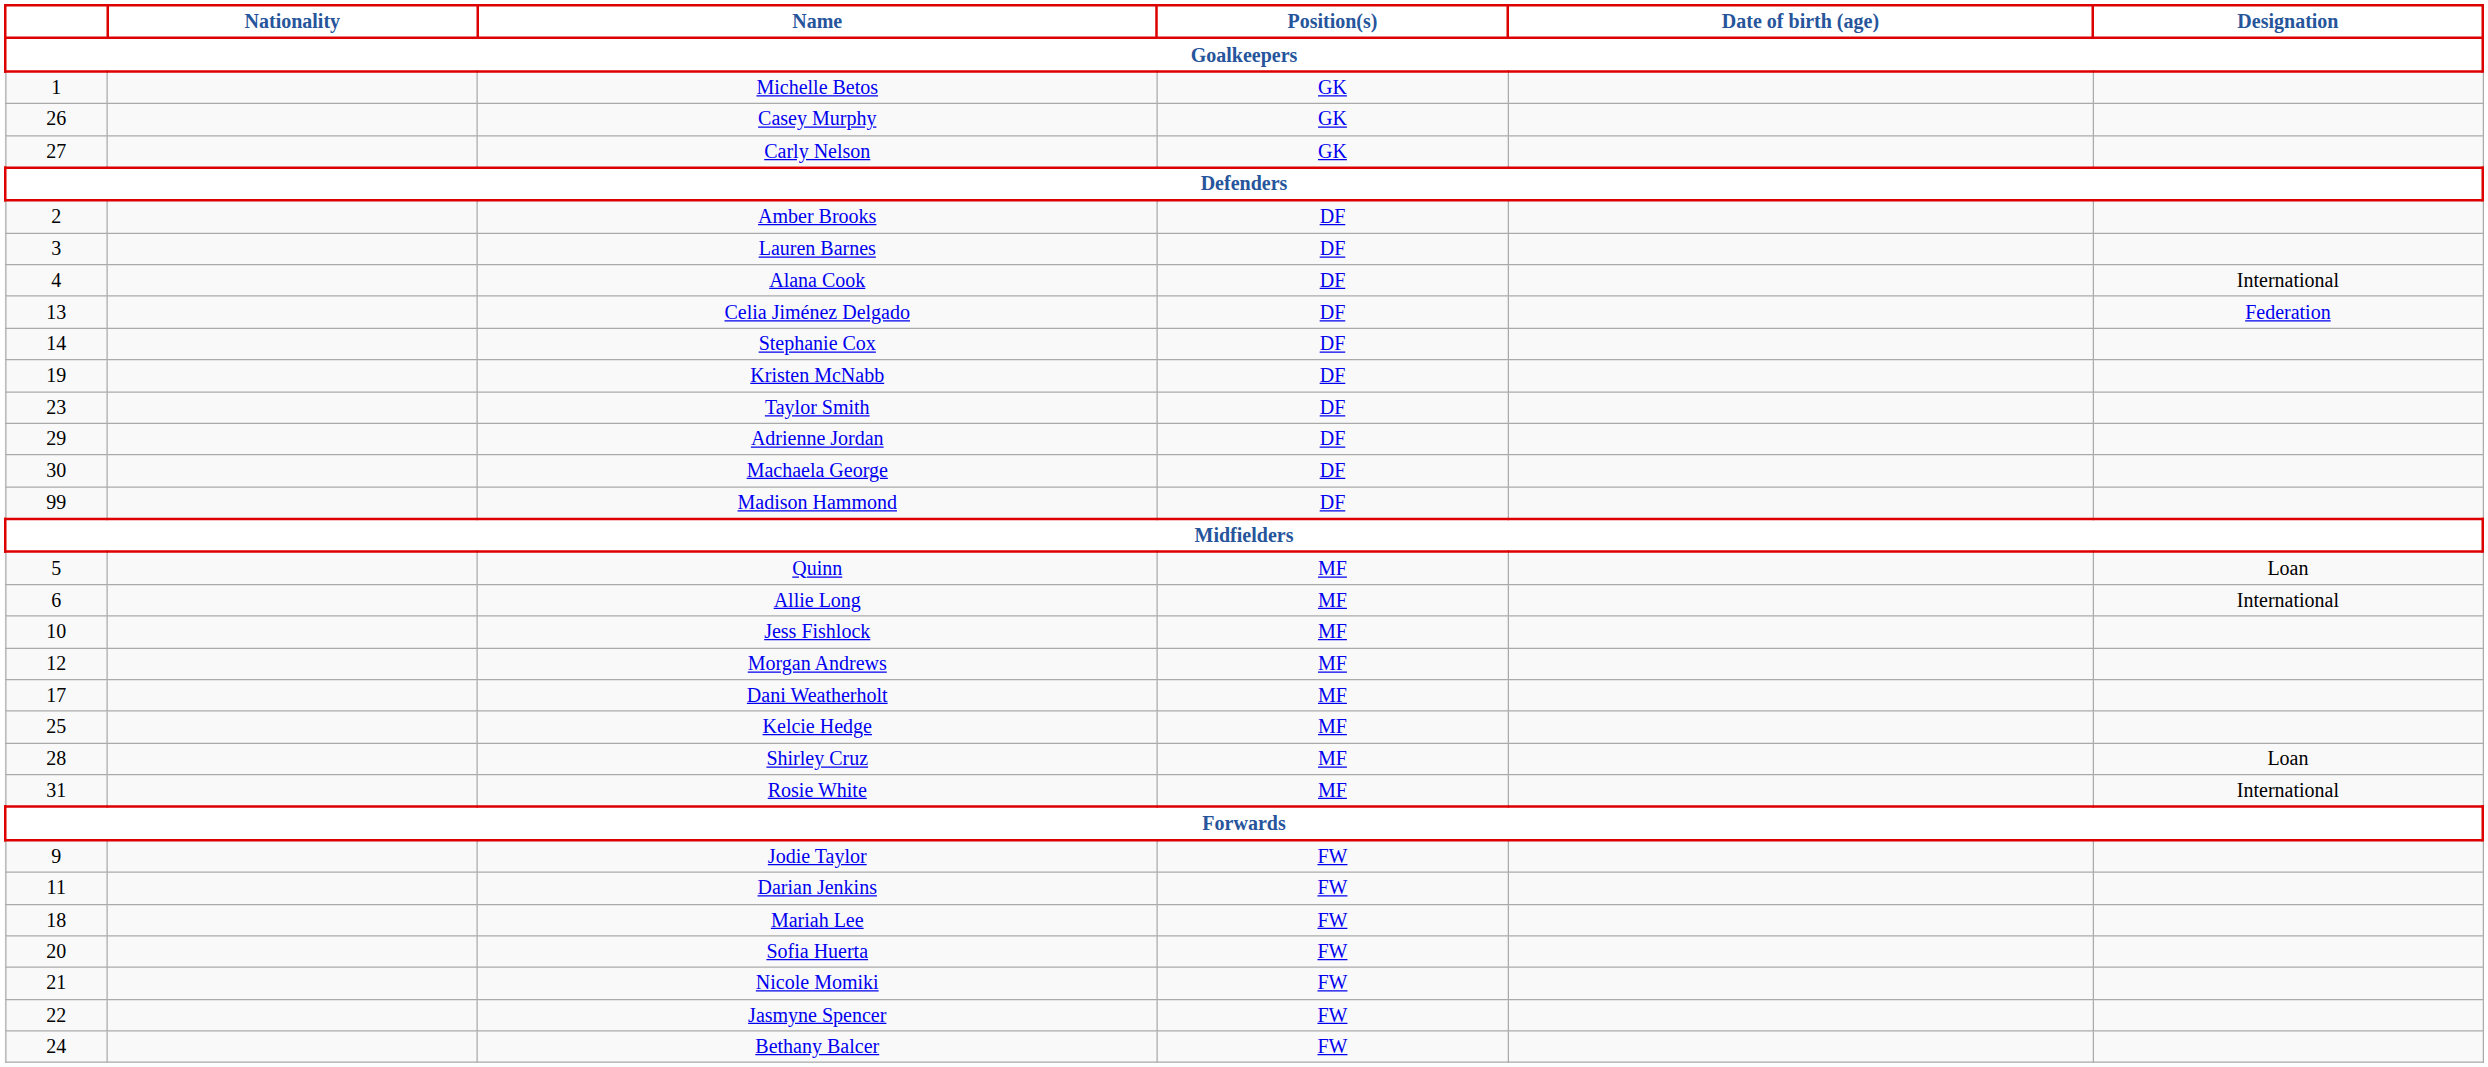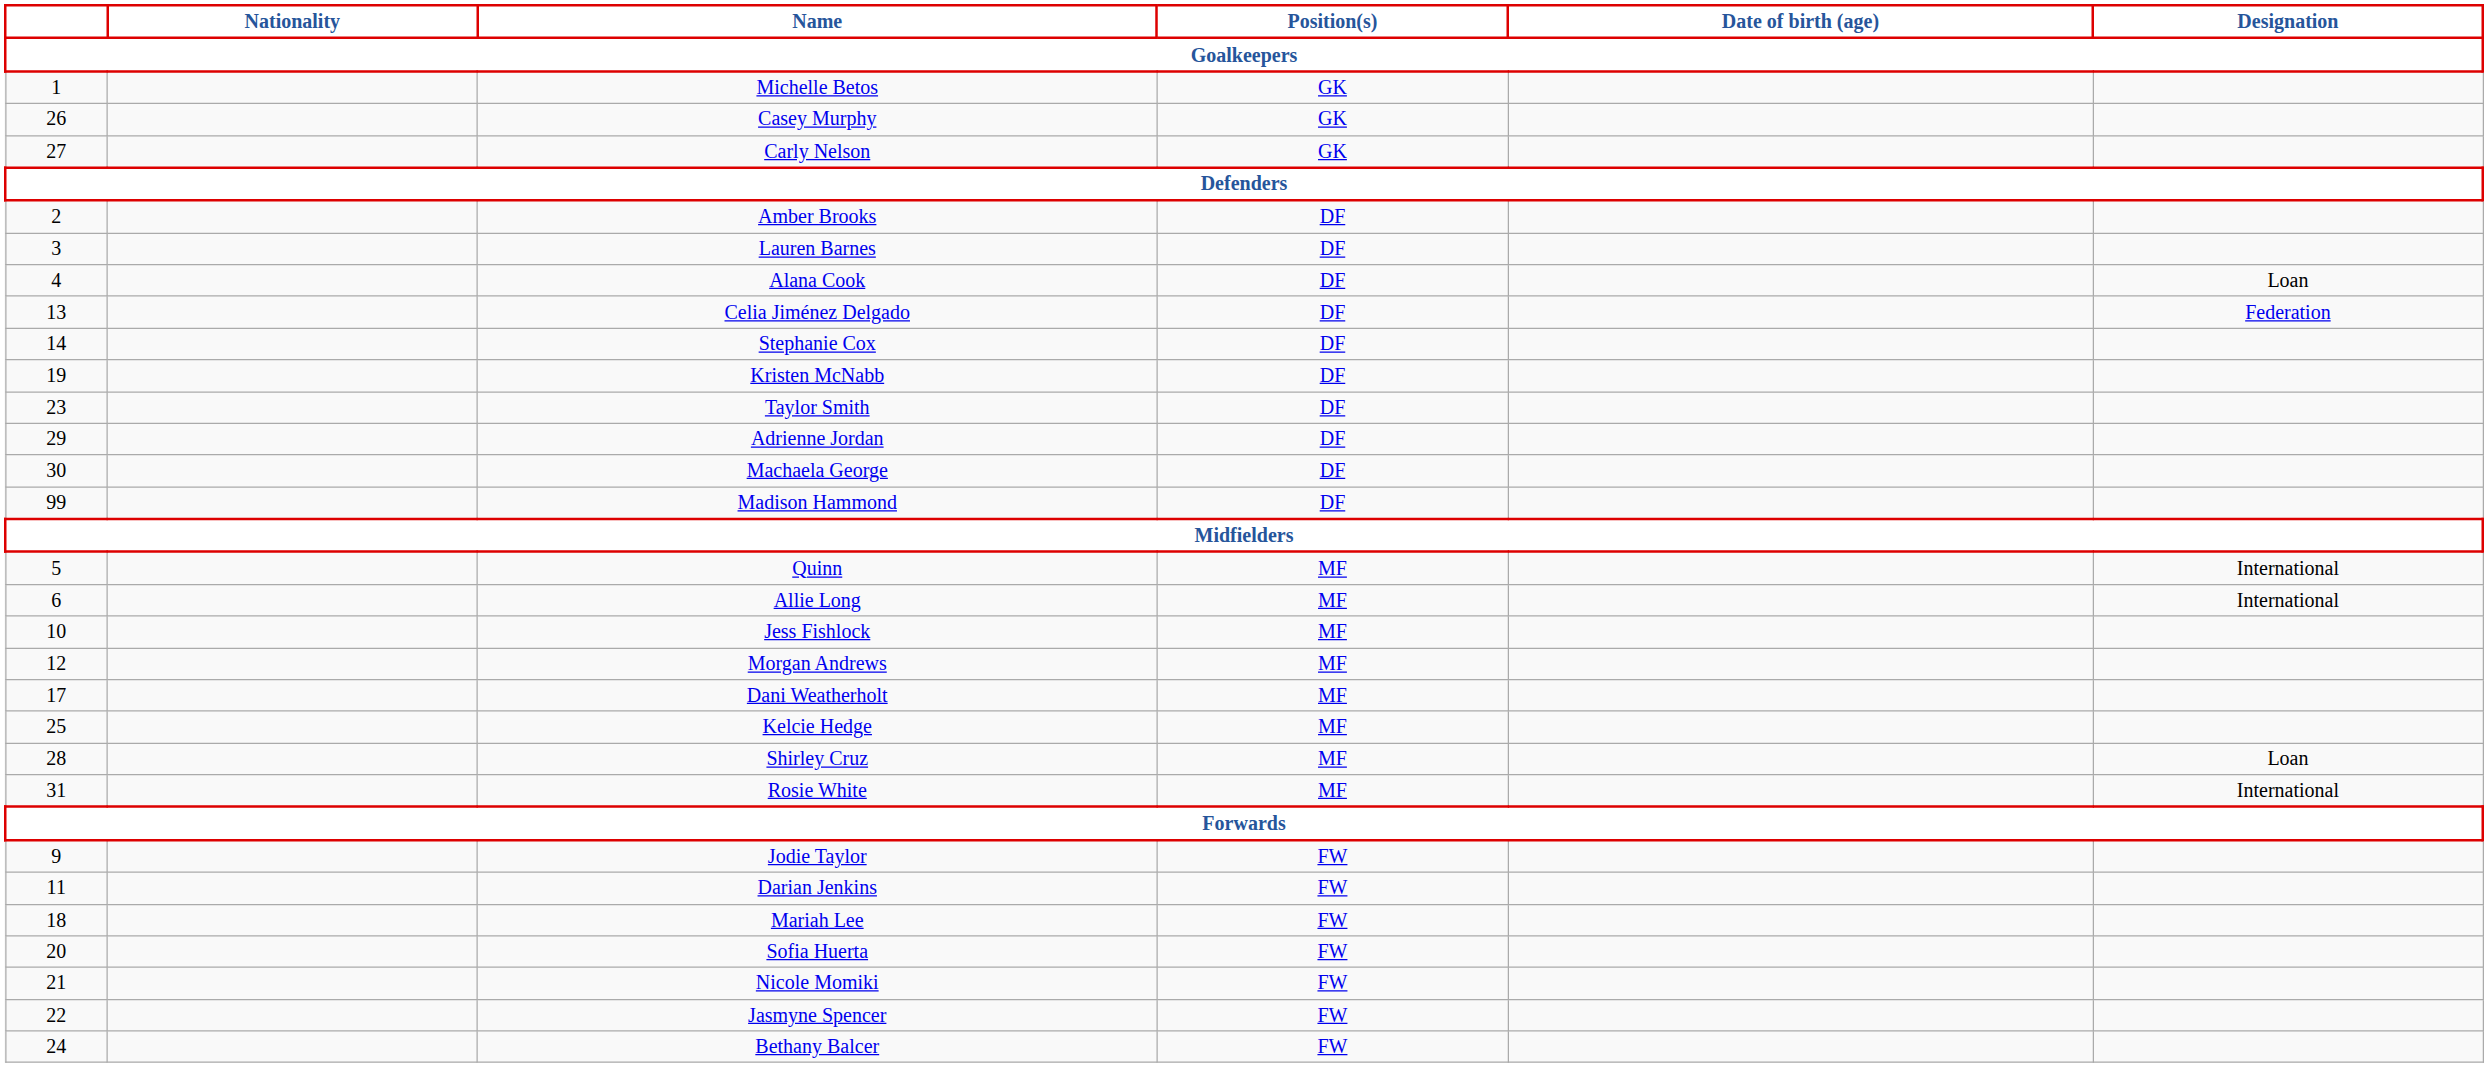(2288, 280) International -> (2288, 280) Loan
(2288, 568) Loan -> (2288, 568) International
